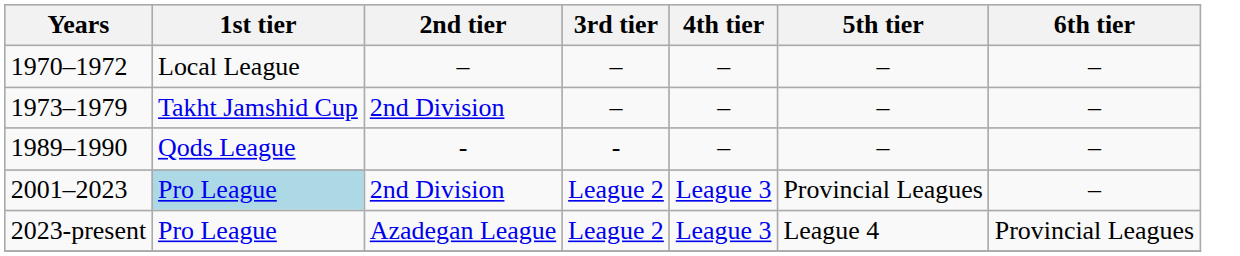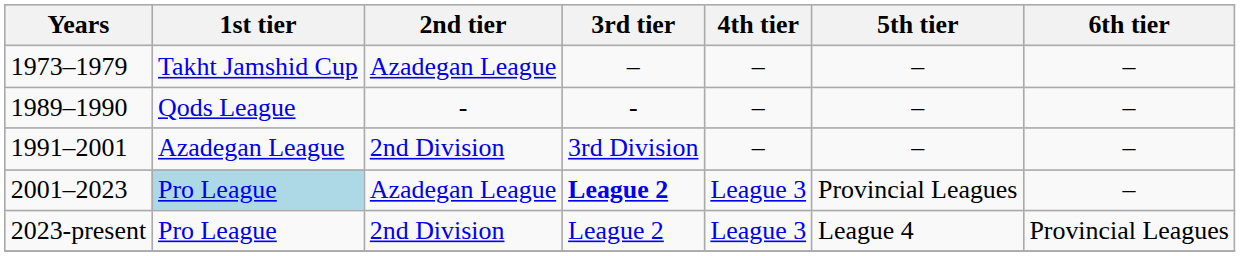- row: (69, 66)
(437, 107) 2nd Division -> (463, 66) Azadegan League
+ row: (69, 148)
(437, 189) 2nd Division -> (463, 189) Azadegan League
(616, 189) normal -> (618, 189) bold
(463, 230) Azadegan League -> (437, 230) 2nd Division
